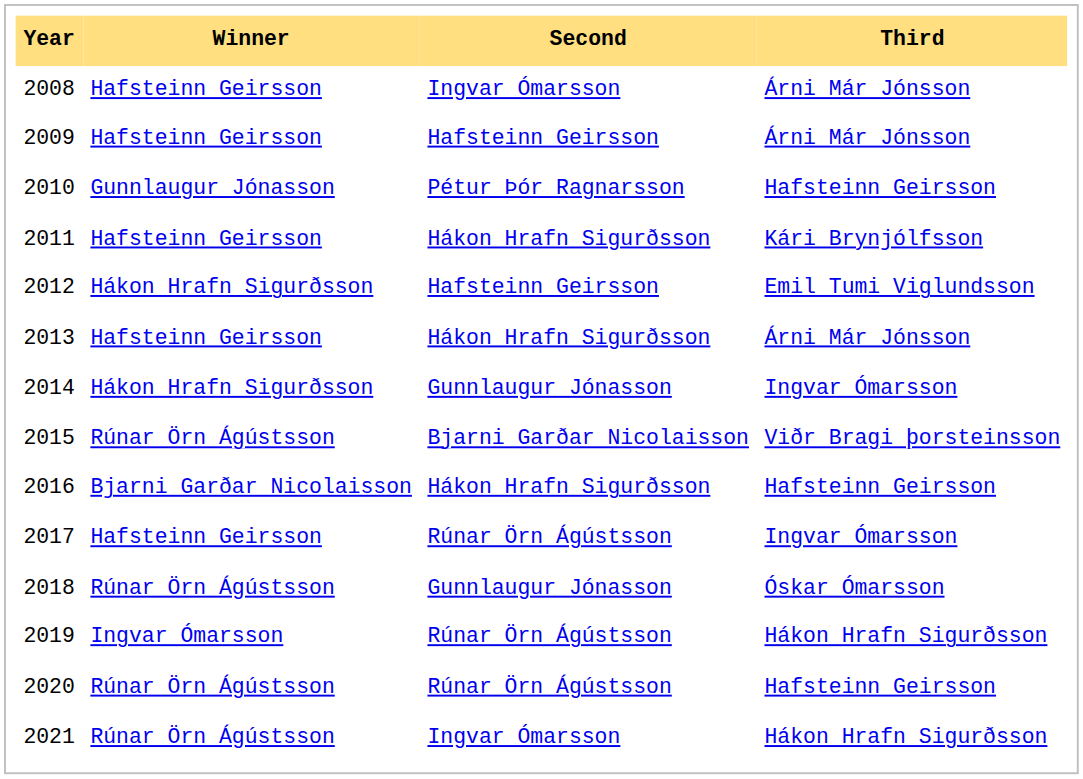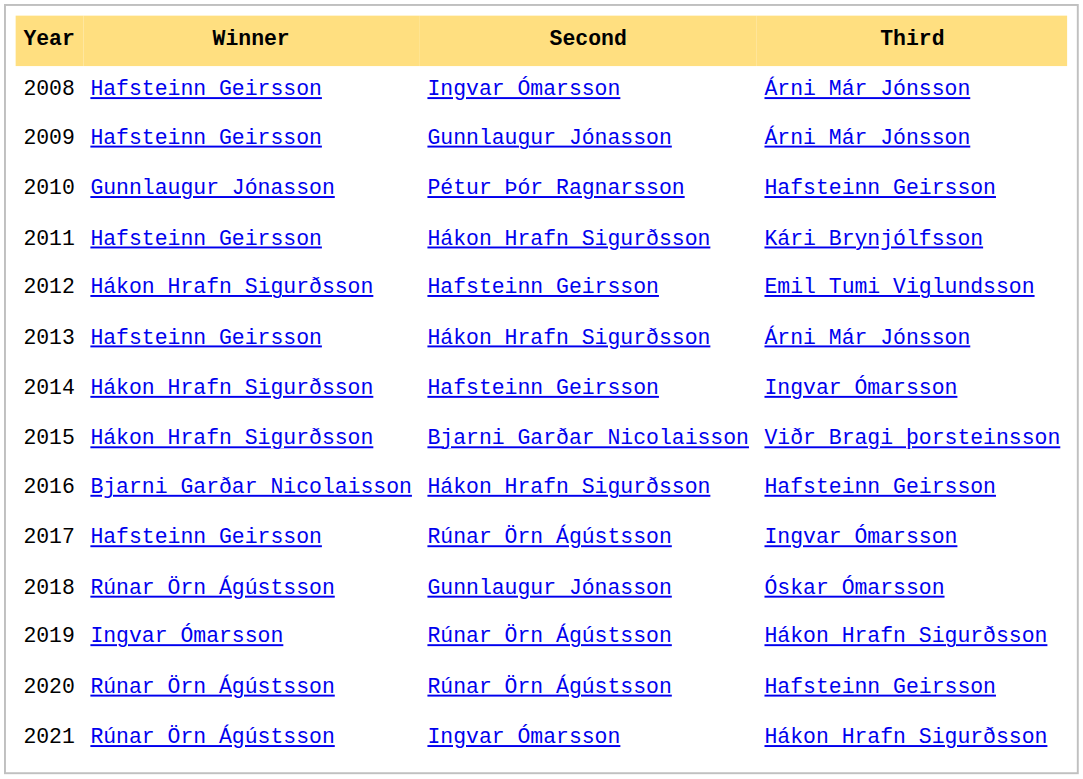(543, 139) Hafsteinn Geirsson -> (550, 139) Gunnlaugur Jónasson
(550, 388) Gunnlaugur Jónasson -> (543, 388) Hafsteinn Geirsson
(213, 438) Rúnar Örn Ágústsson -> (232, 438) Hákon Hrafn Sigurðsson
